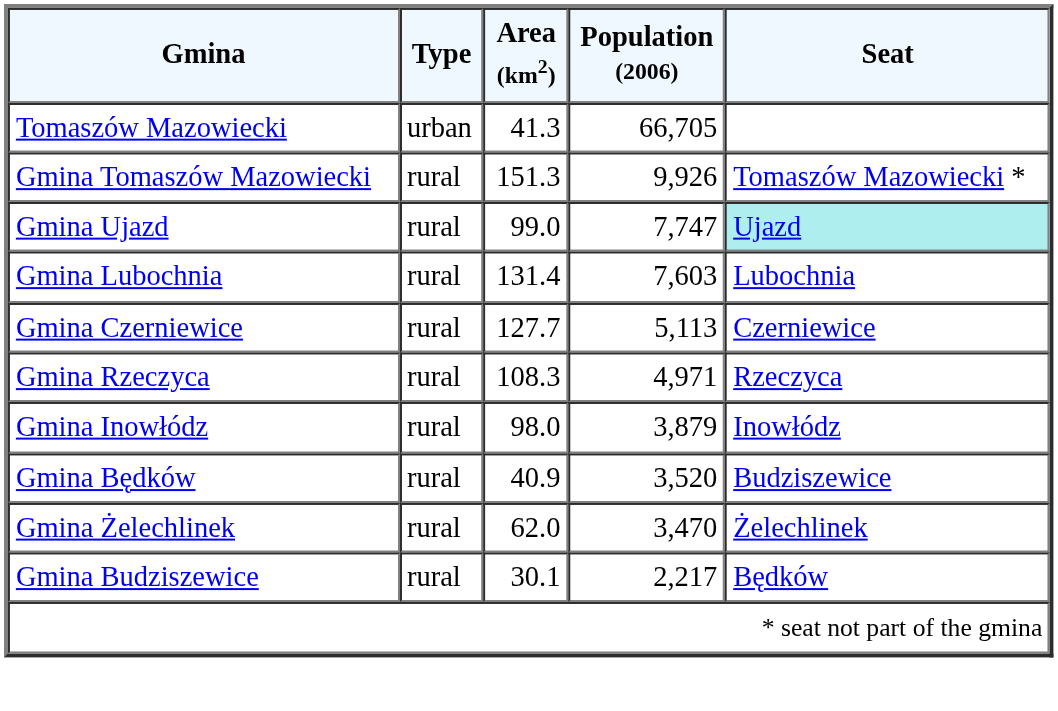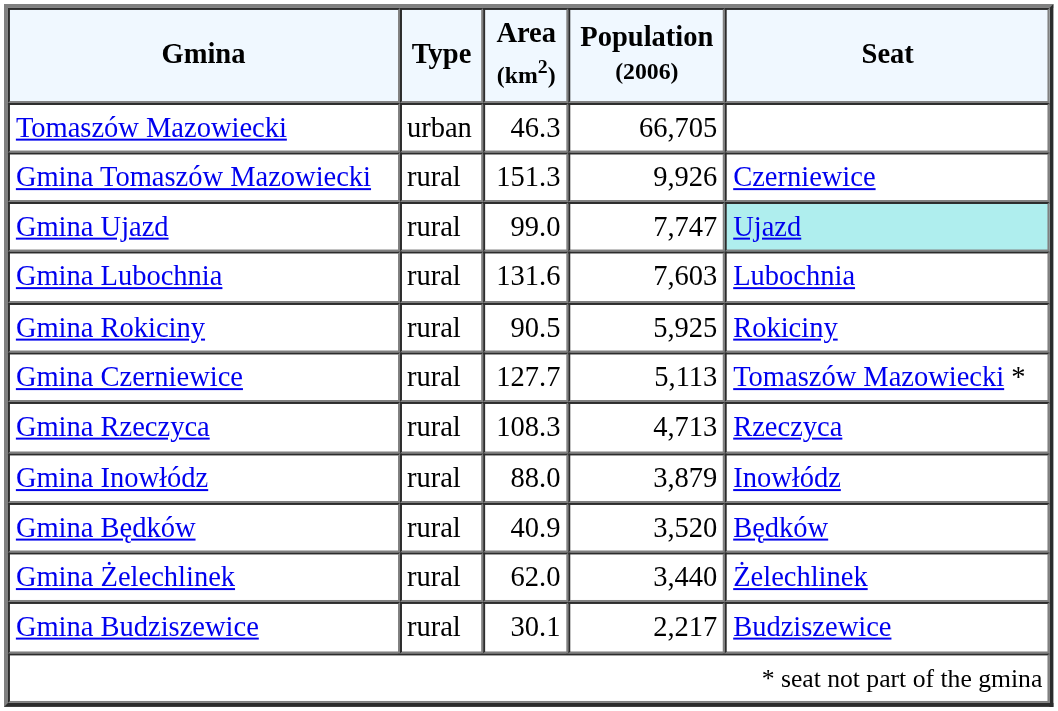(536, 126) 41.3 -> (536, 126) 46.3
(879, 176) Tomaszów Mazowiecki * -> (804, 176) Czerniewice
(528, 276) 131.4 -> (528, 276) 131.6
+ row: (110, 326)
(804, 326) Czerniewice -> (879, 376) Tomaszów Mazowiecki *
(685, 376) 4,971 -> (685, 426) 4,713
(536, 426) 98.0 -> (536, 476) 88.0
(812, 476) Budziszewice -> (781, 526) Będków
(685, 526) 3,470 -> (685, 576) 3,440
(781, 576) Będków -> (812, 626) Budziszewice
